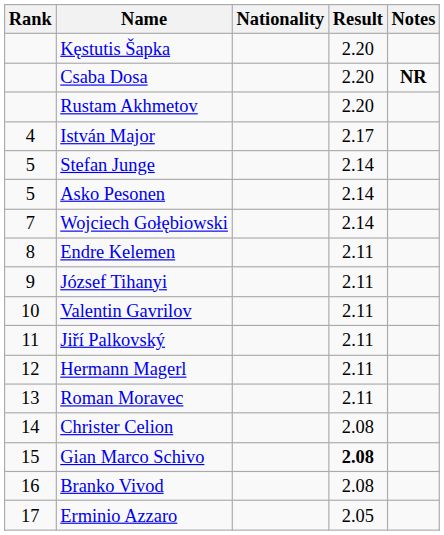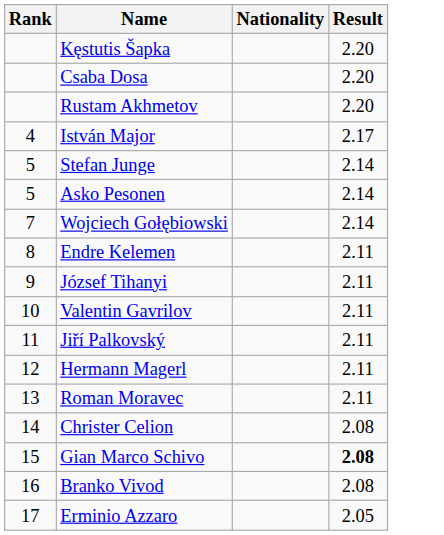- column: (413, 19)
